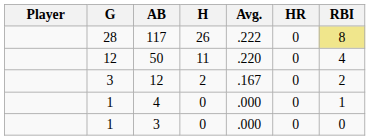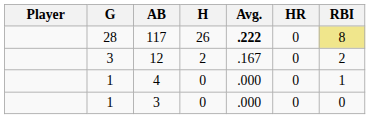(249, 37) normal -> (249, 37) bold
- row: (156, 59)
